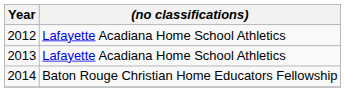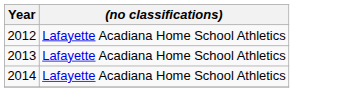(190, 76) Baton Rouge Christian Home Educators Fellowship -> (164, 76) Lafayette Acadiana Home School Athletics
